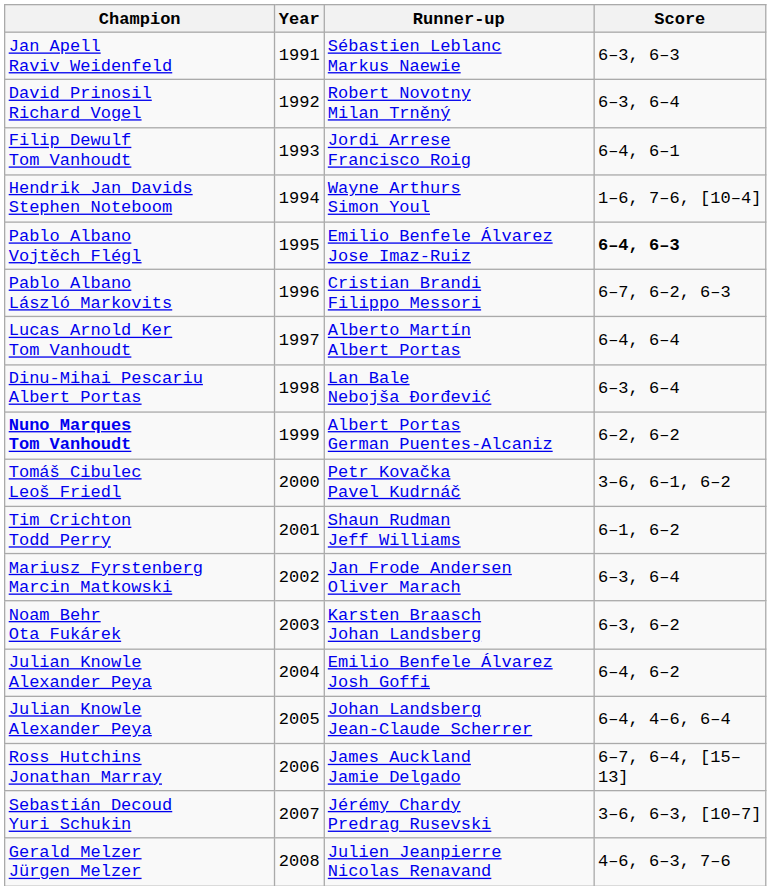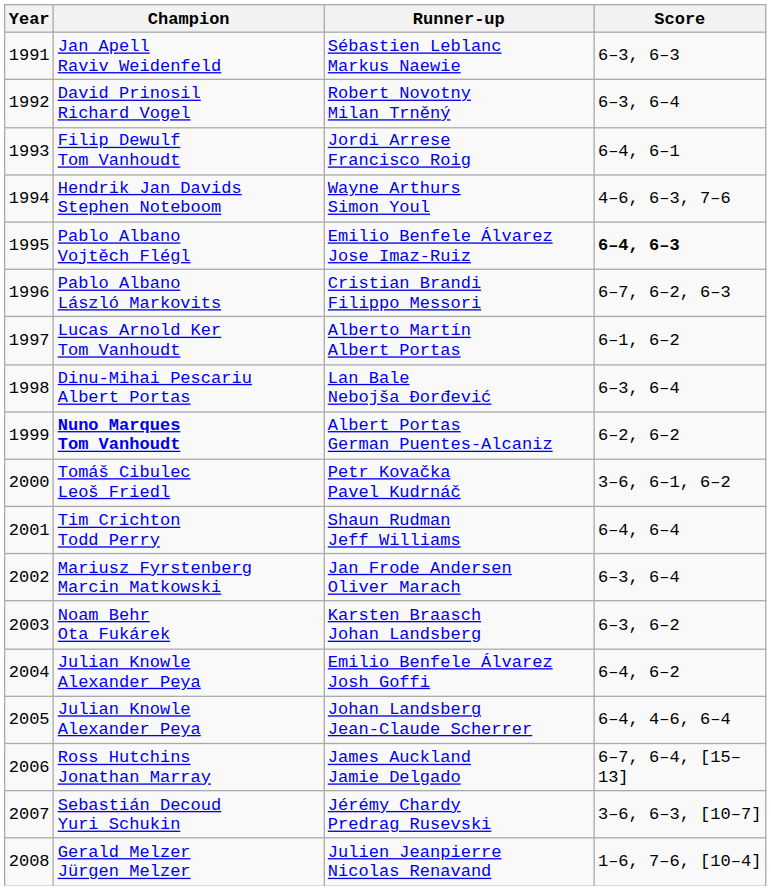columns swapped: (299, 19) <-> (140, 19)
(680, 198) 1–6, 7–6, [10–4] -> (664, 198) 4–6, 6–3, 7–6
(639, 341) 6–4, 6–4 -> (639, 341) 6–1, 6–2
(639, 530) 6–1, 6–2 -> (639, 530) 6–4, 6–4
(664, 862) 4–6, 6–3, 7–6 -> (680, 862) 1–6, 7–6, [10–4]
